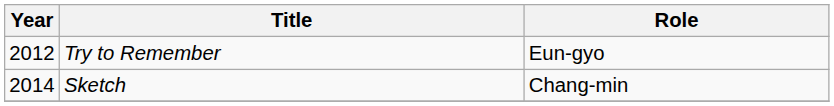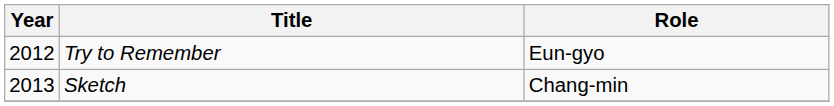(32, 85) 2014 -> (32, 85) 2013
